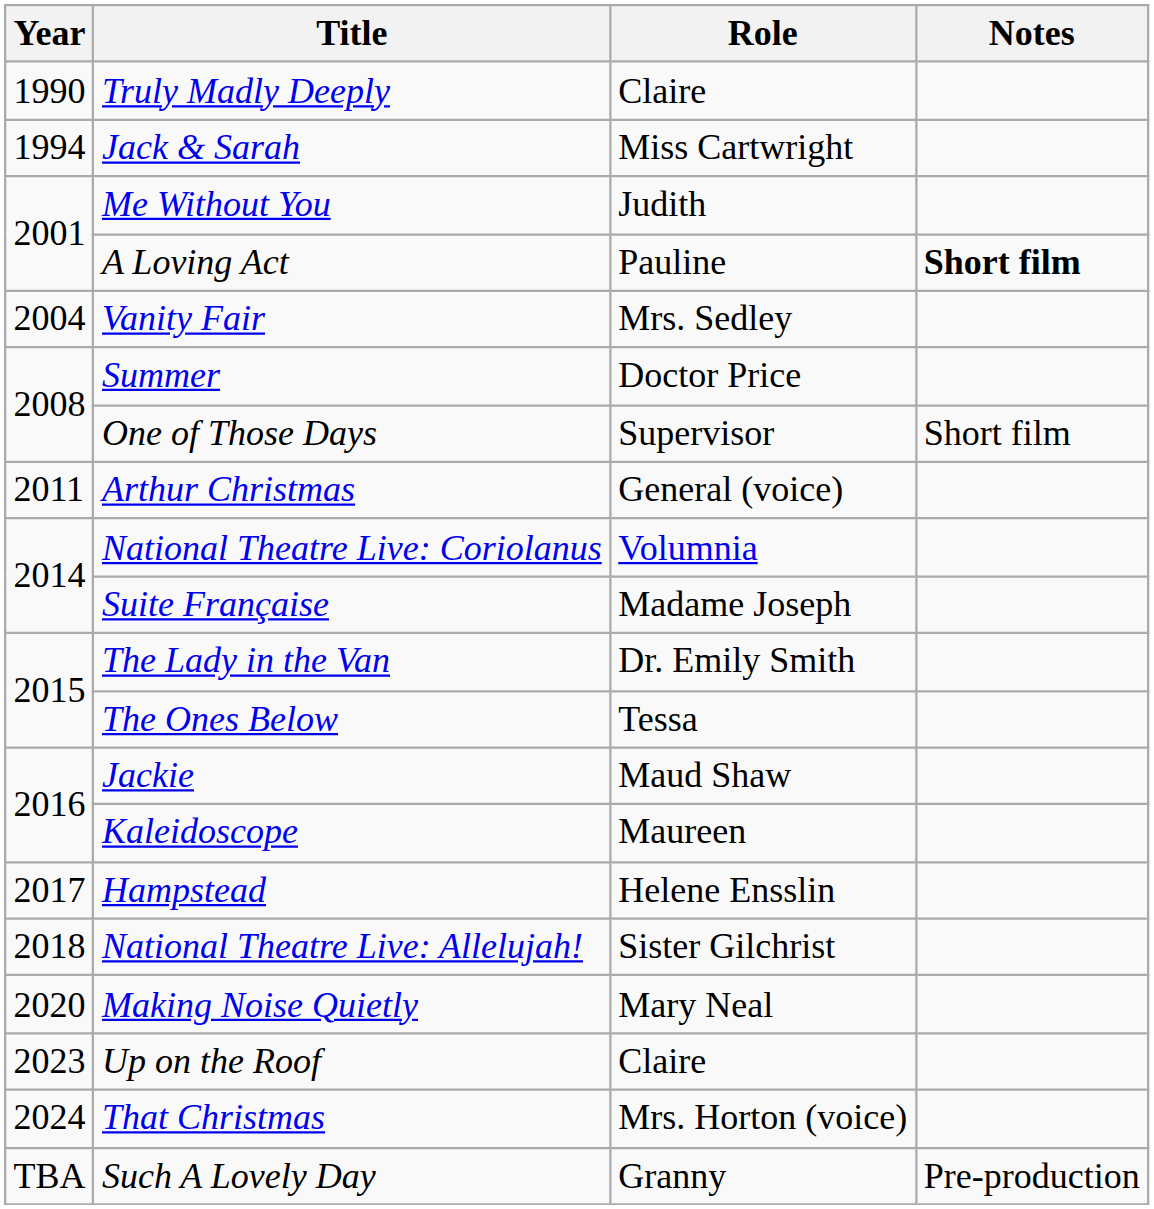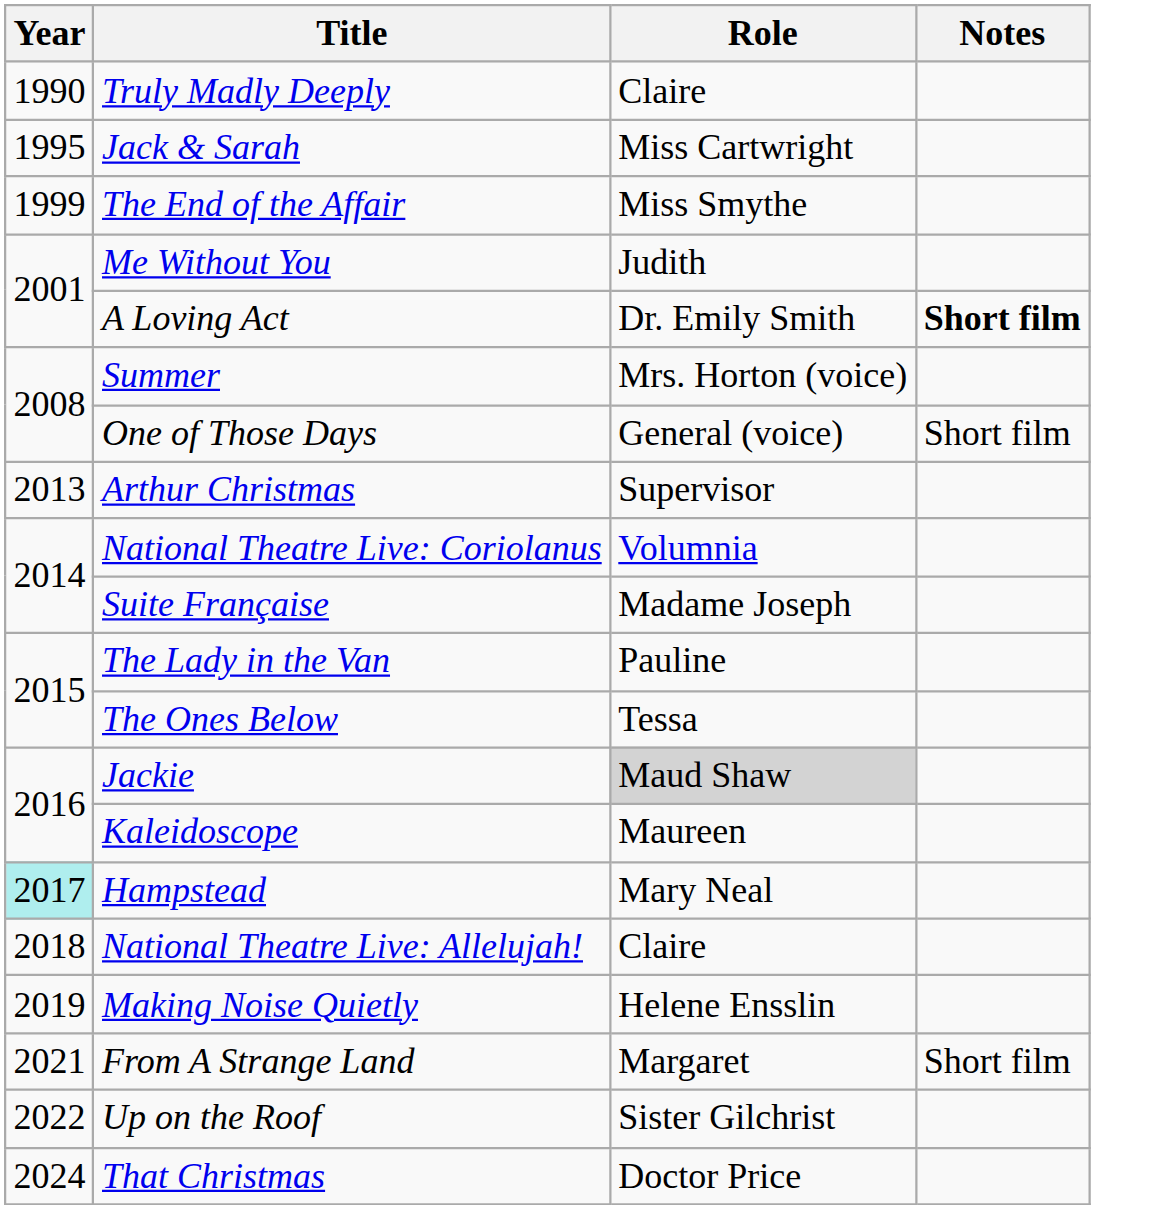(49, 147) 1994 -> (49, 147) 1995
+ row: (254, 204)
(672, 261) Pauline -> (737, 318) Dr. Emily Smith
- row: (184, 318)
(710, 375) Doctor Price -> (763, 375) Mrs. Horton (voice)
(696, 432) Supervisor -> (731, 432) General (voice)
(49, 489) 2011 -> (49, 489) 2013
(731, 489) General (voice) -> (696, 489) Supervisor
(737, 661) Dr. Emily Smith -> (672, 661) Pauline
(705, 775) no background -> (705, 775) lightgrey background
(49, 889) no background -> (49, 889) paleturquoise background
(727, 889) Helene Ensslin -> (696, 889) Mary Neal
(727, 946) Sister Gilchrist -> (662, 946) Claire
(49, 1003) 2020 -> (49, 1003) 2019
(696, 1003) Mary Neal -> (727, 1003) Helene Ensslin
+ row: (258, 1060)
(49, 1060) 2023 -> (49, 1117) 2022
(662, 1060) Claire -> (727, 1117) Sister Gilchrist
(763, 1117) Mrs. Horton (voice) -> (710, 1174) Doctor Price
- row: (239, 1174)
